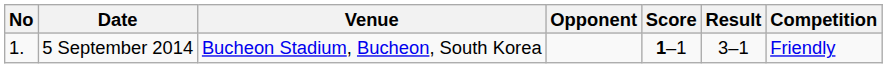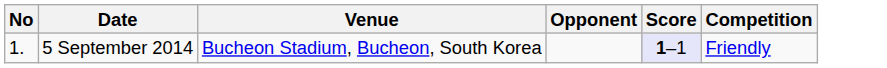- column: (733, 19)
(671, 48) no background -> (671, 48) lavender background
